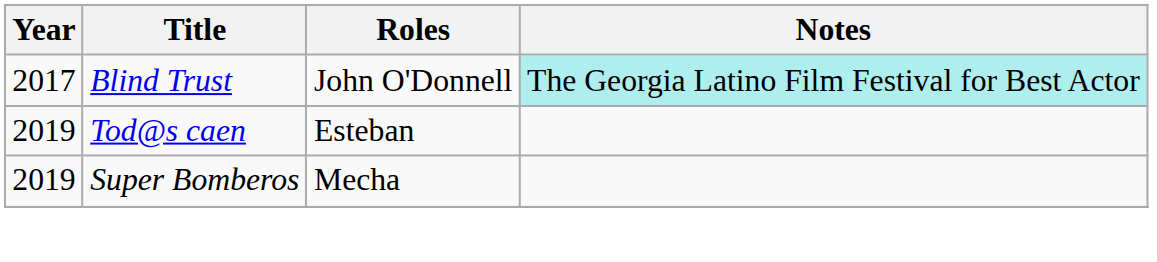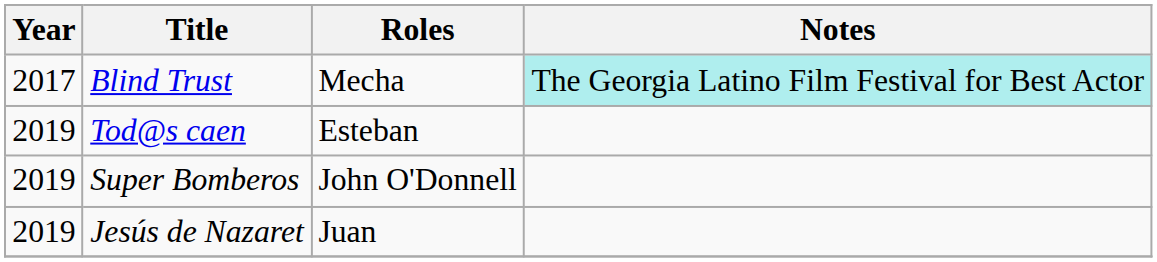(413, 79) John O'Donnell -> (361, 79) Mecha
(357, 180) Mecha -> (418, 180) John O'Donnell
+ row: (197, 230)
